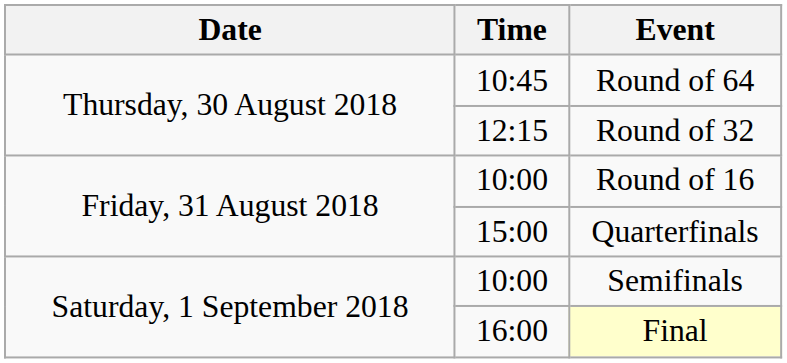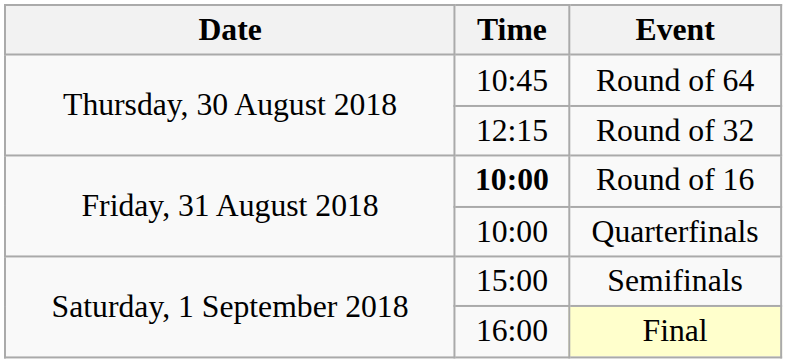(512, 180) normal -> (512, 180) bold
(512, 230) 15:00 -> (512, 230) 10:00
(512, 280) 10:00 -> (512, 280) 15:00
